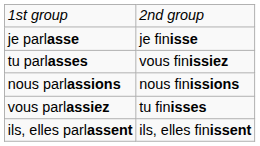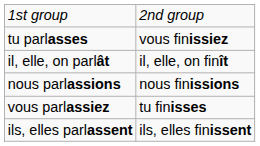- row: (43, 38)
+ row: (59, 61)
